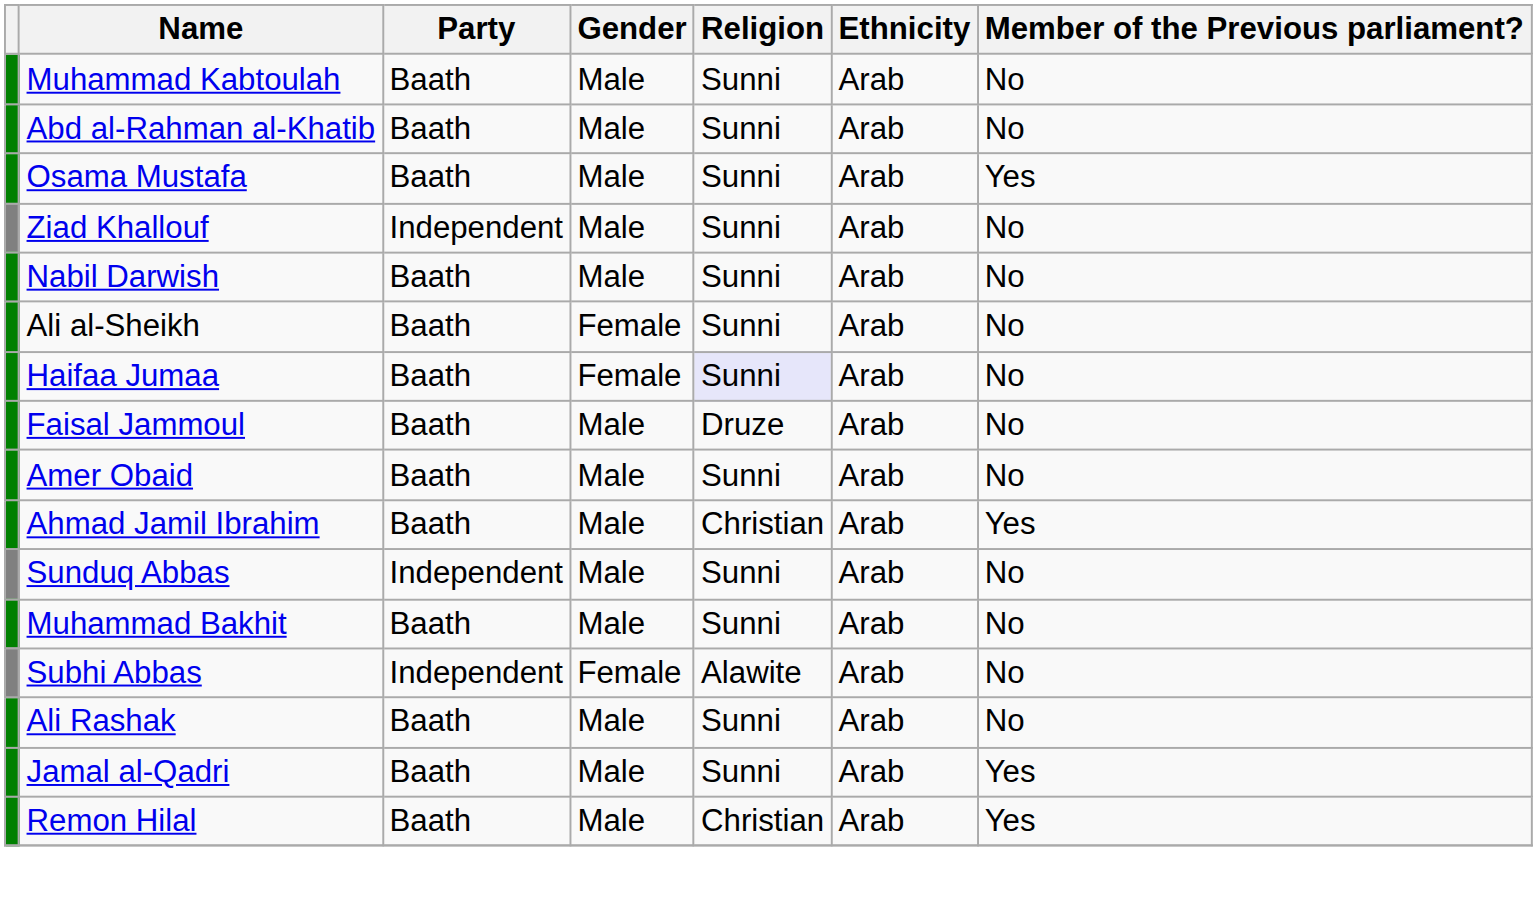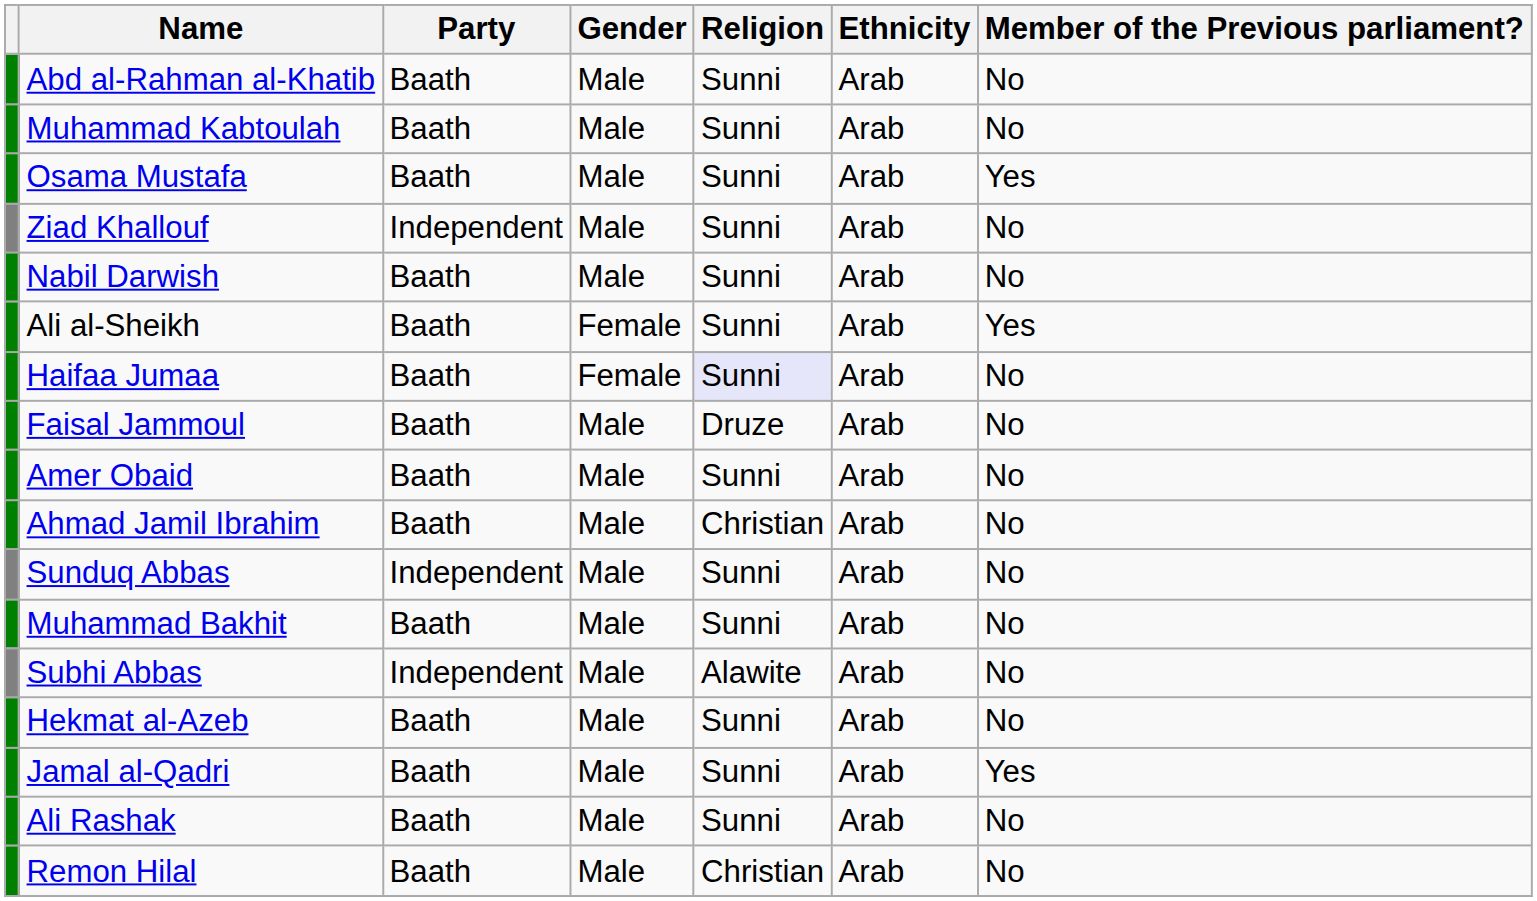rows swapped: (201, 128) <-> (184, 78)
(1005, 326) No -> (1010, 326) Yes
(1010, 524) Yes -> (1005, 524) No
(629, 672) Female -> (611, 672) Male
+ row: (138, 721)
rows swapped: (128, 771) <-> (101, 721)
(1010, 820) Yes -> (1005, 870) No
